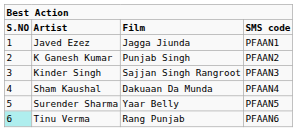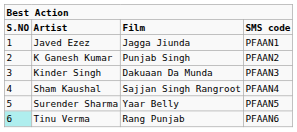(182, 73) Sajjan Singh Rangroot -> (168, 73) Dakuaan Da Munda
(168, 88) Dakuaan Da Munda -> (182, 88) Sajjan Singh Rangroot
